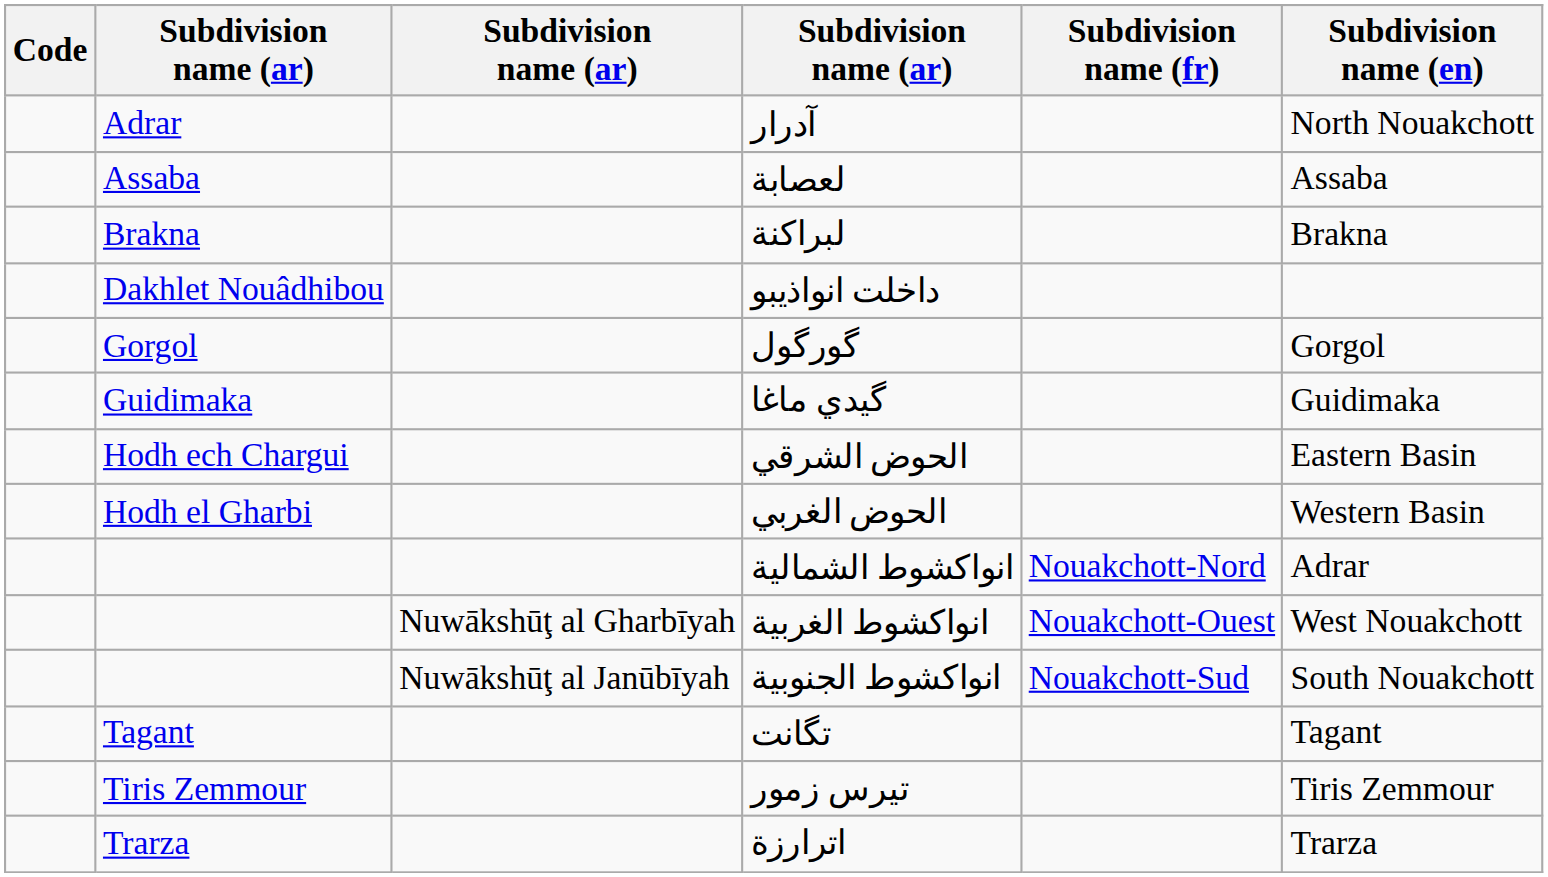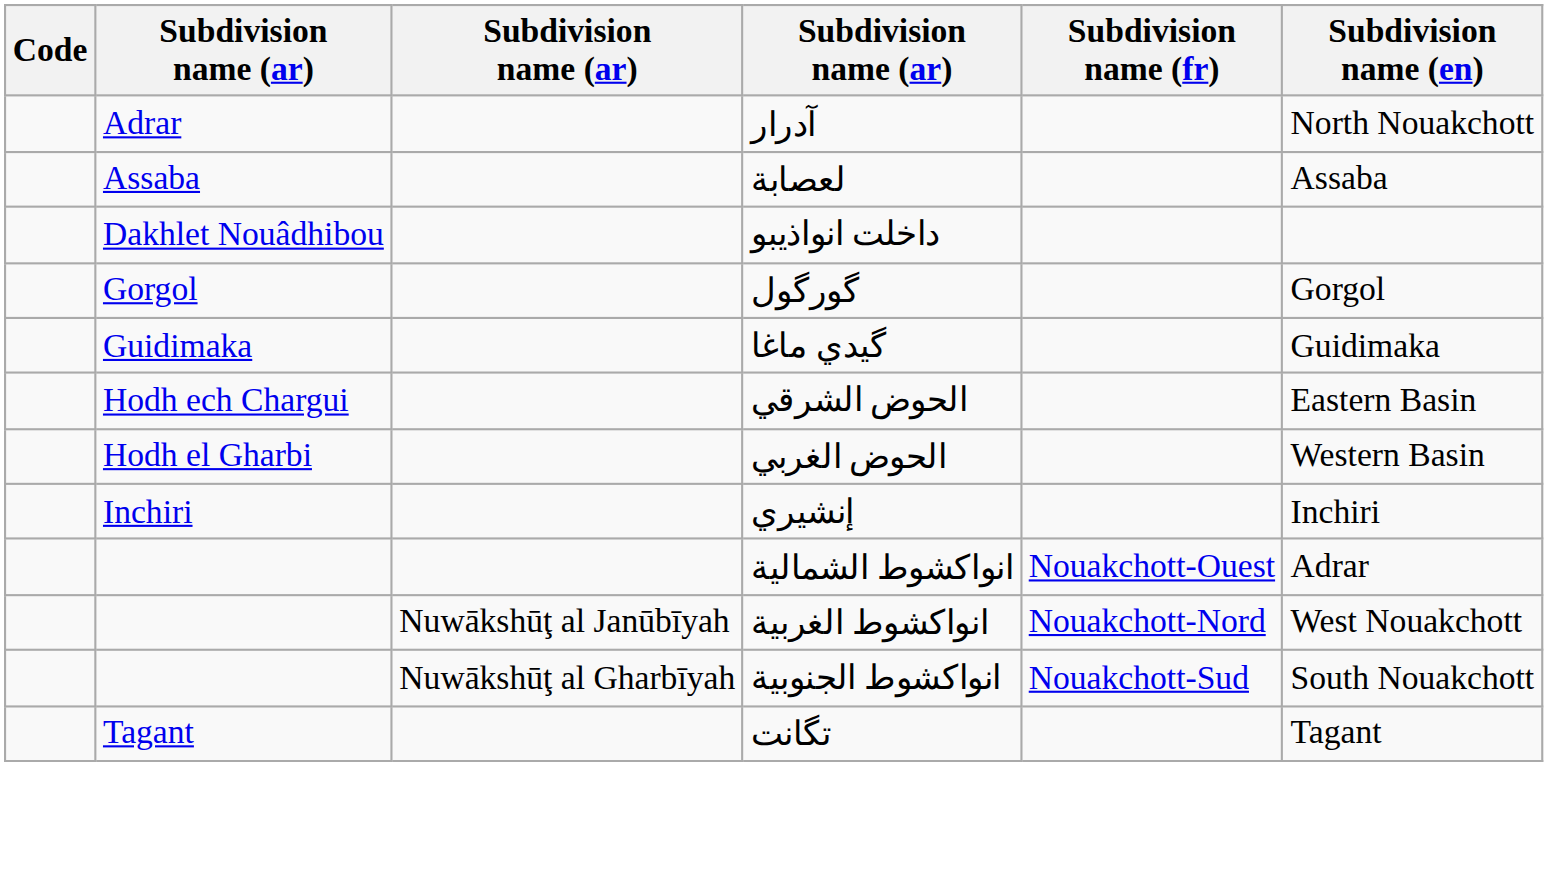- row: (798, 235)
+ row: (802, 512)
(1147, 566) Nouakchott-Nord -> (1152, 566) Nouakchott-Ouest
(567, 621) Nuwākshūţ al Gharbīyah -> (565, 621) Nuwākshūţ al Janūbīyah
(1152, 621) Nouakchott-Ouest -> (1147, 621) Nouakchott-Nord
(565, 677) Nuwākshūţ al Janūbīyah -> (567, 677) Nuwākshūţ al Gharbīyah
- row: (829, 788)
- row: (798, 844)
